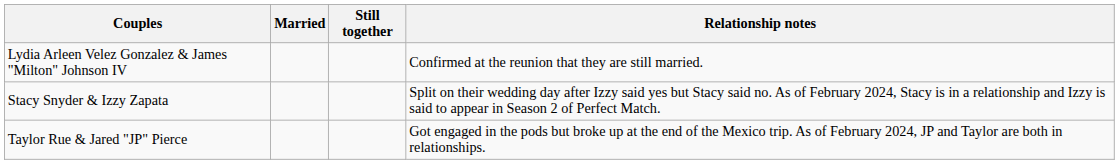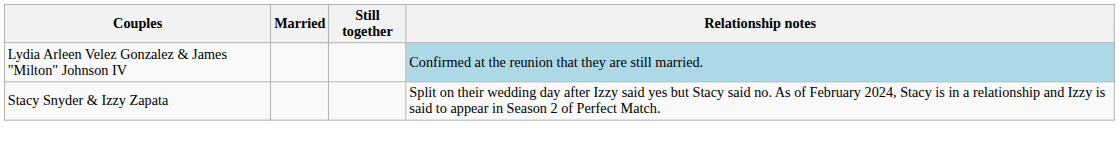(556, 62) no background -> (556, 62) lightblue background
- row: (97, 139)
